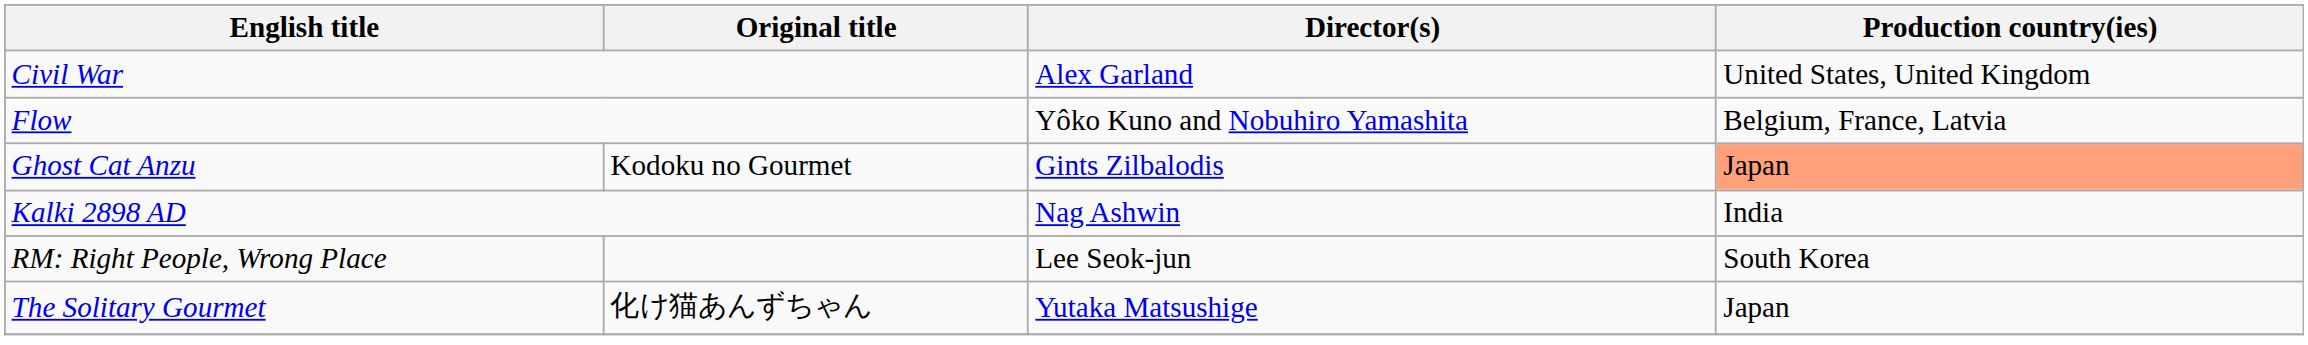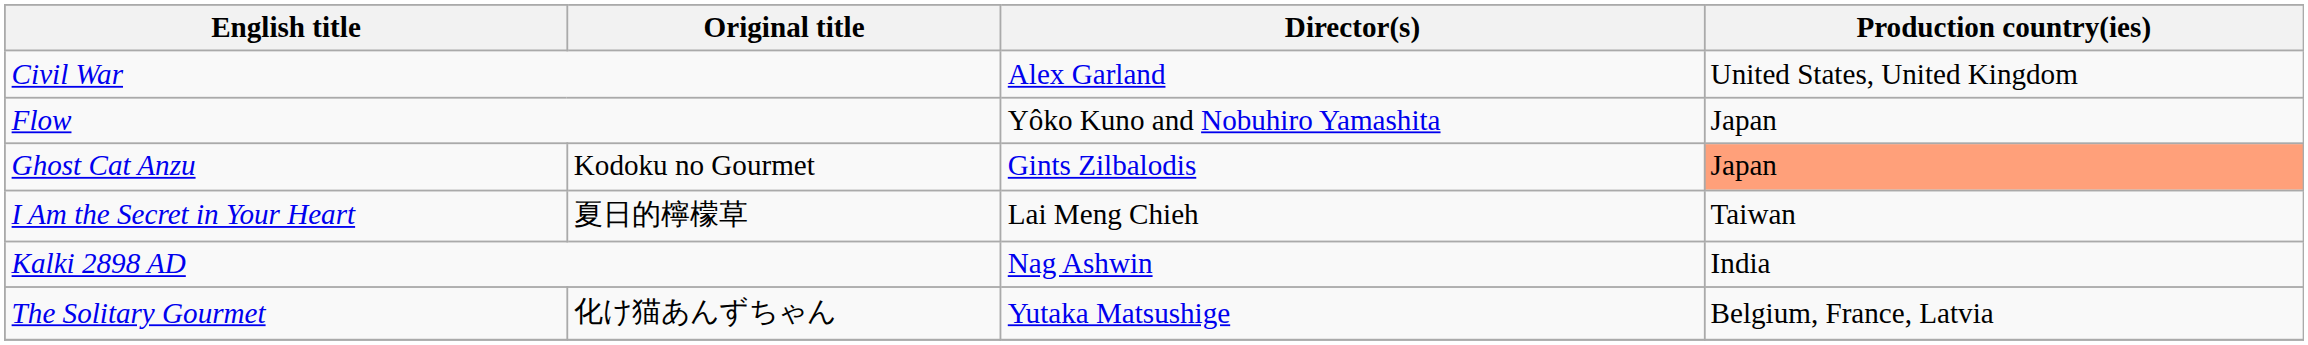(1865, 119) Belgium, France, Latvia -> (1744, 119) Japan
+ row: (183, 215)
- row: (199, 258)
(1756, 307) Japan -> (1852, 312) Belgium, France, Latvia
